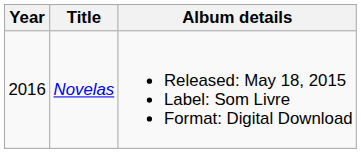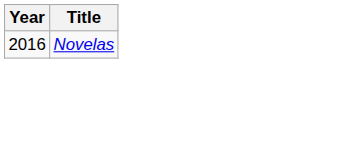- column: (237, 17)
